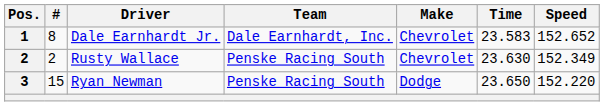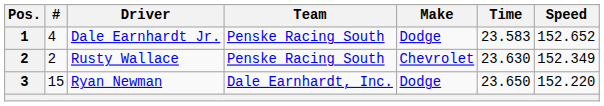(52, 38) 8 -> (52, 38) 4
(310, 38) Dale Earnhardt, Inc. -> (306, 38) Penske Racing South
(437, 38) Chevrolet -> (420, 38) Dodge
(306, 83) Penske Racing South -> (310, 83) Dale Earnhardt, Inc.
